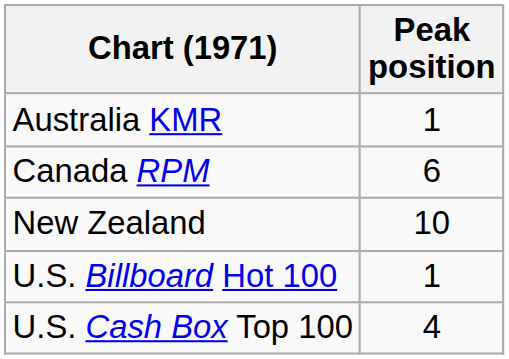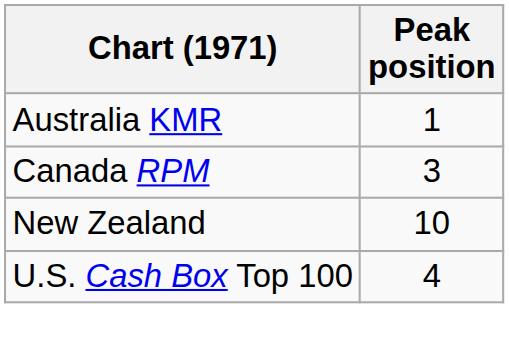(432, 171) 6 -> (432, 171) 3
- row: (175, 275)
